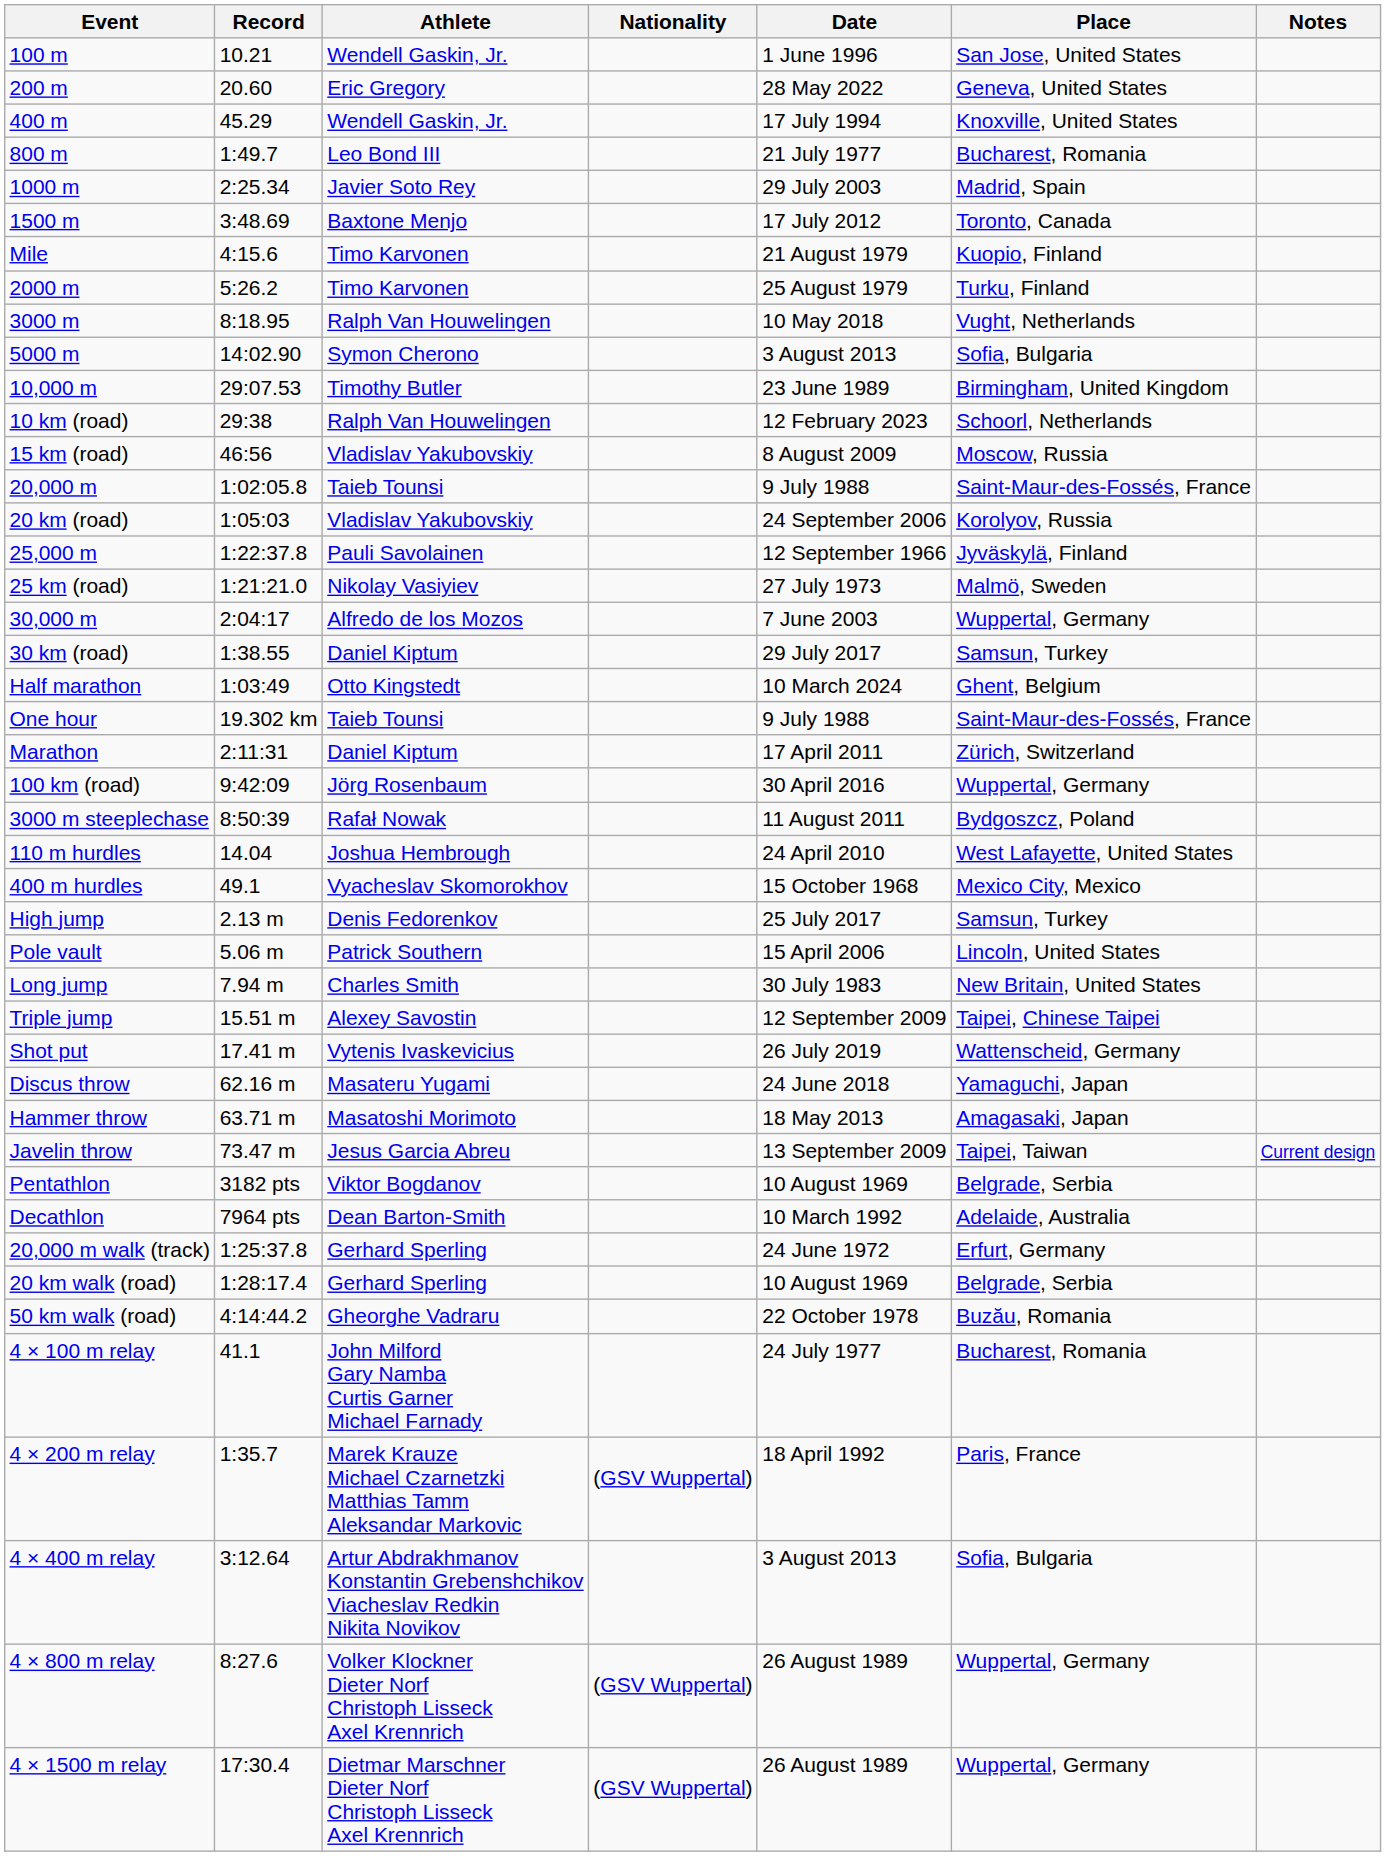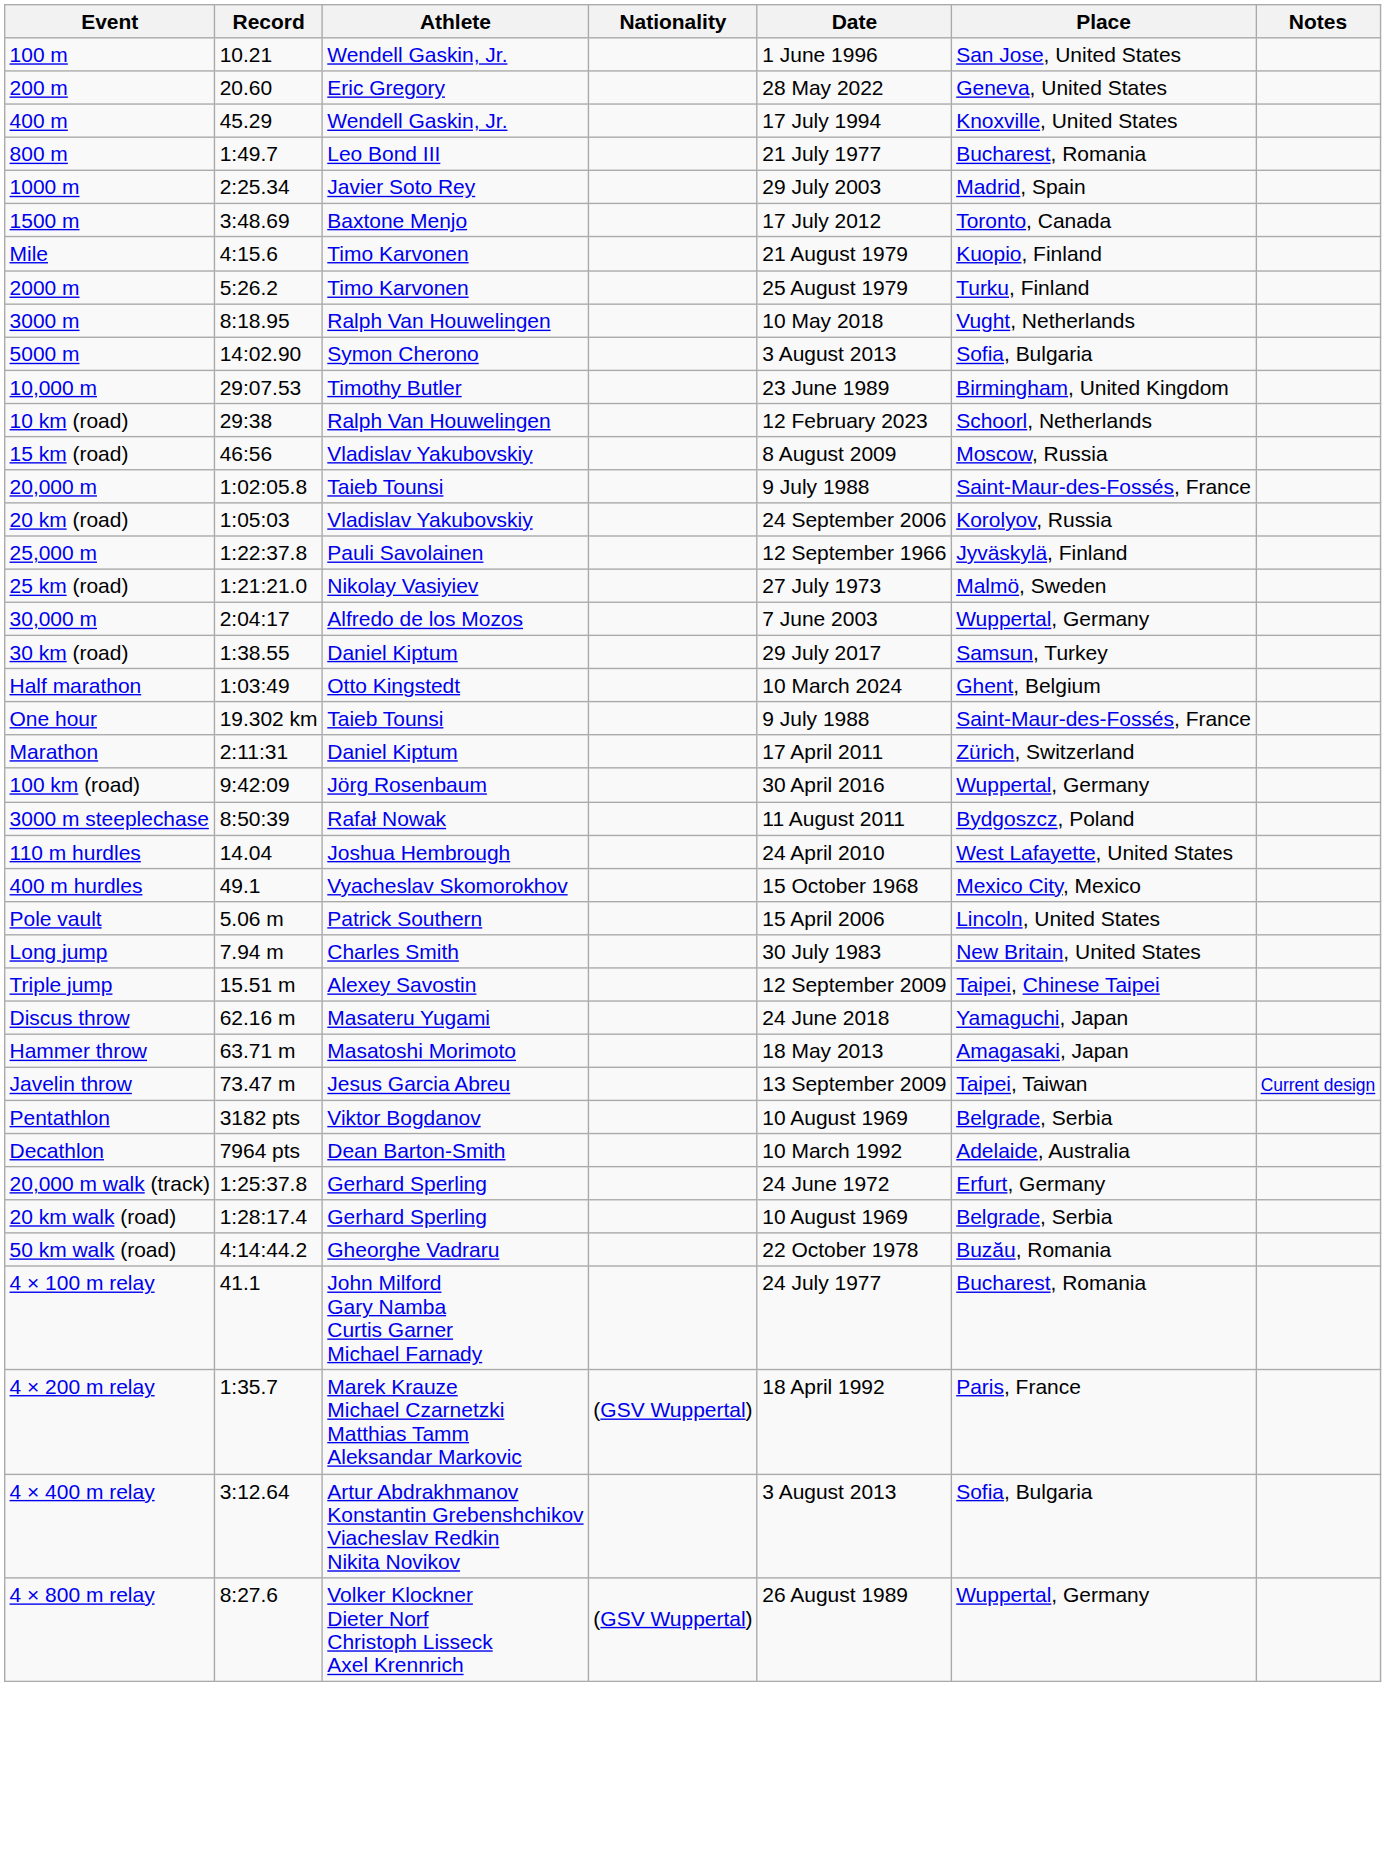- row: (57, 918)
- row: (49, 1051)
- row: (88, 1764)
